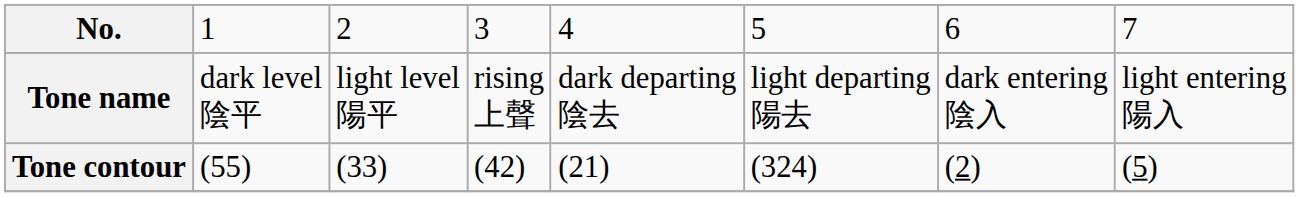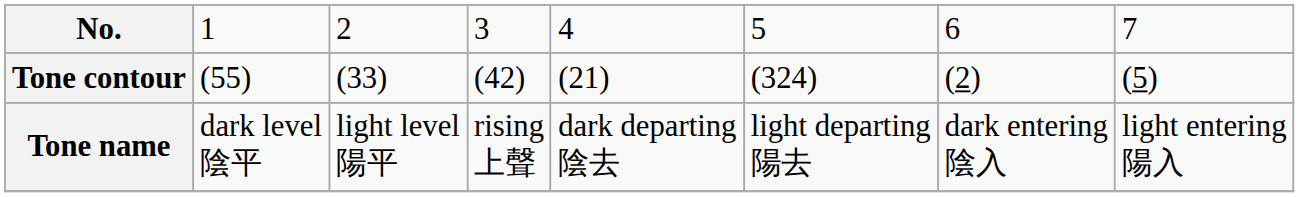rows swapped: (99, 97) <-> (99, 166)
